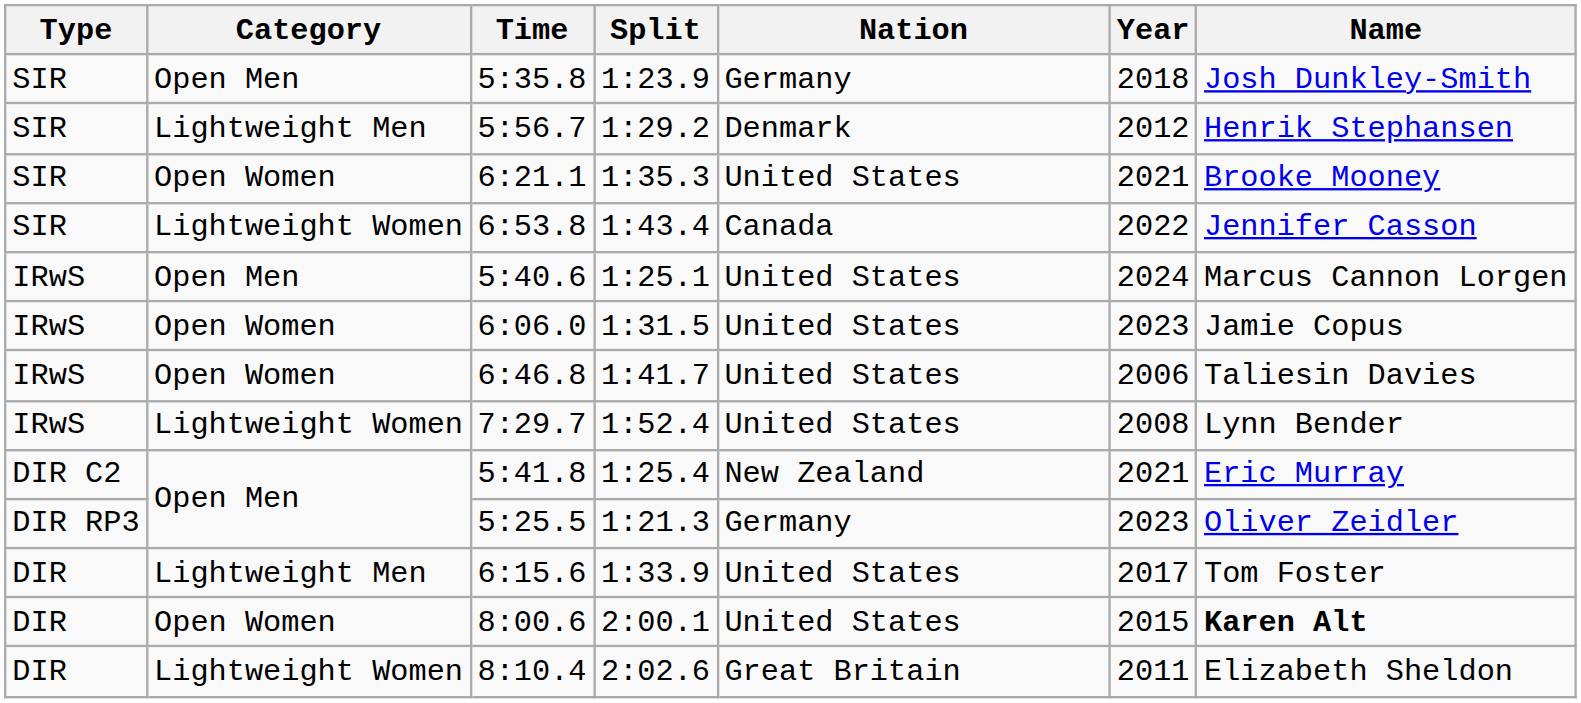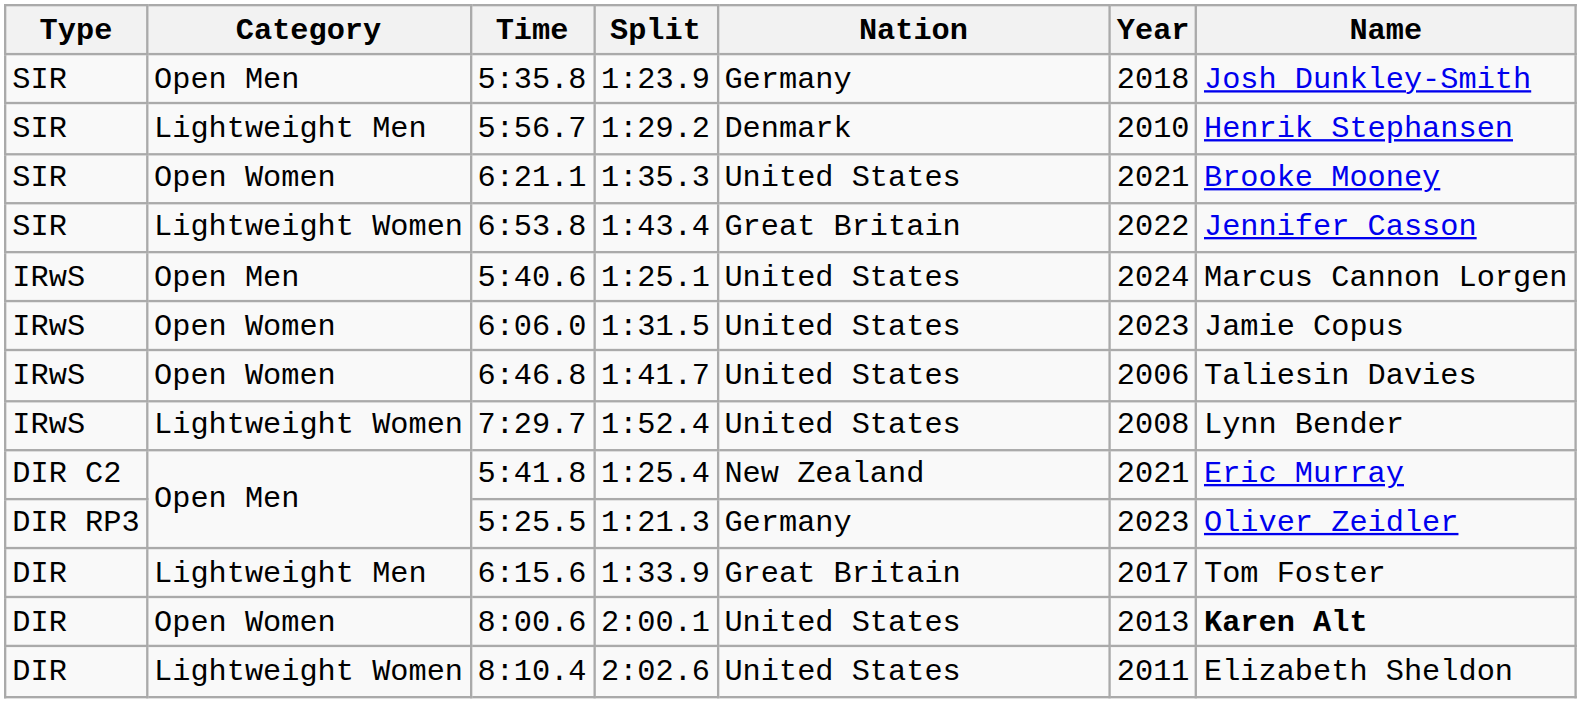(1153, 129) 2012 -> (1153, 129) 2010
(779, 227) Canada -> (843, 227) Great Britain
(843, 573) United States -> (843, 573) Great Britain
(1153, 622) 2015 -> (1153, 622) 2013
(843, 672) Great Britain -> (843, 672) United States
